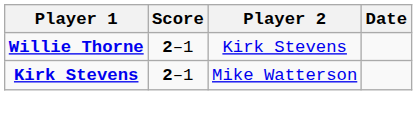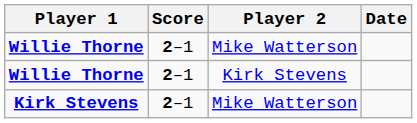+ row: (76, 47)
